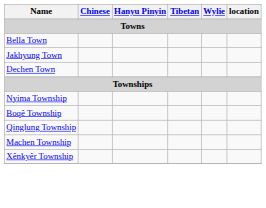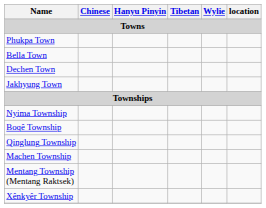+ row: (30, 41)
rows swapped: (31, 70) <-> (34, 55)
+ row: (40, 176)
